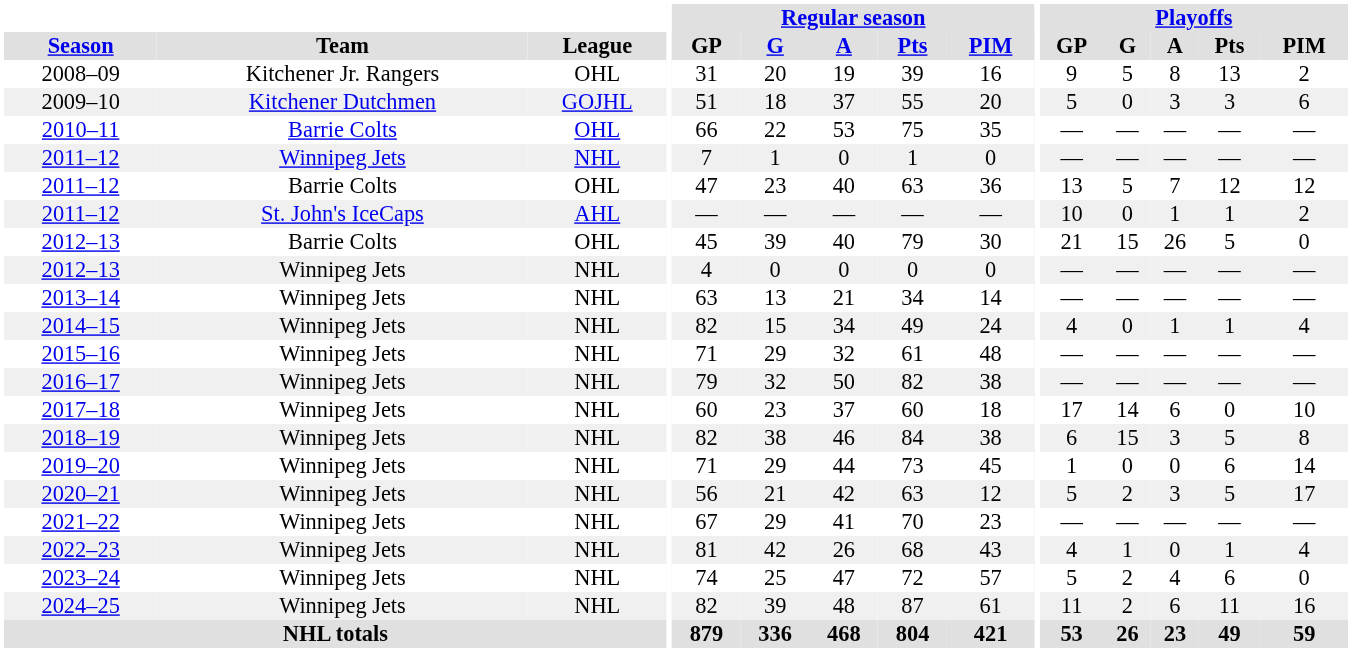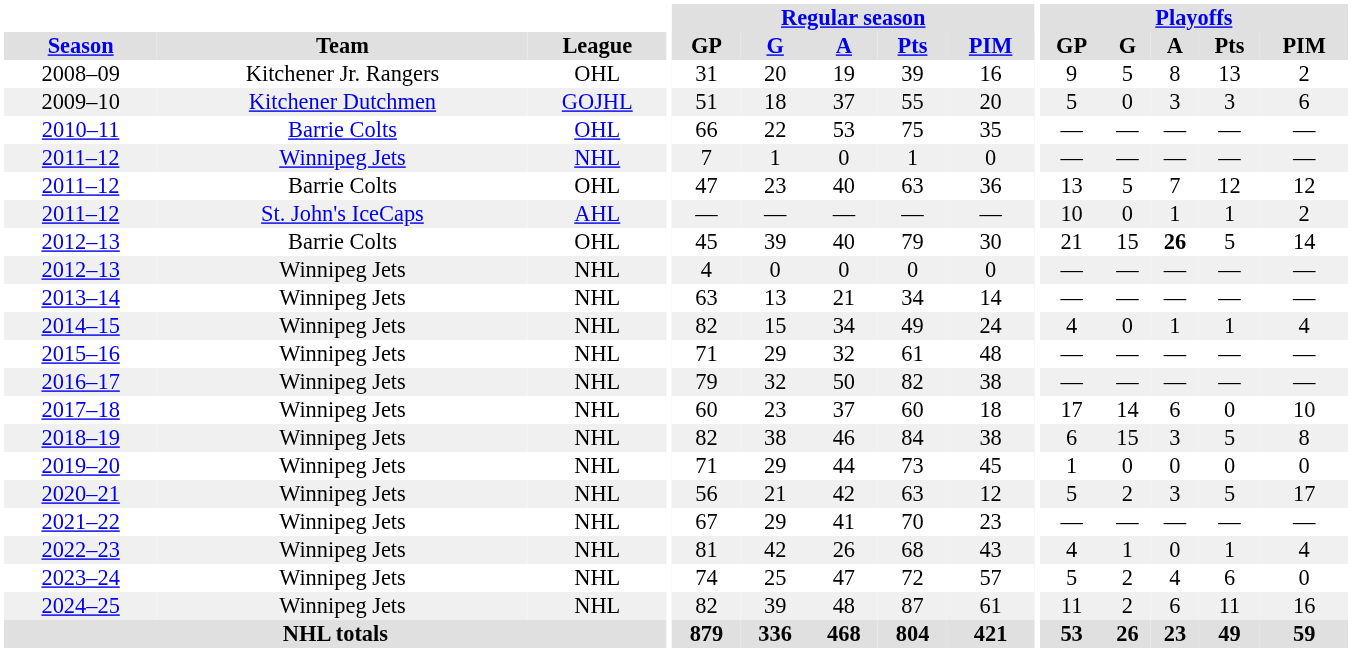(1175, 241) normal -> (1175, 241) bold
(1304, 241) 0 -> (1304, 241) 14
(1230, 465) 6 -> (1230, 465) 0
(1304, 465) 14 -> (1304, 465) 0
